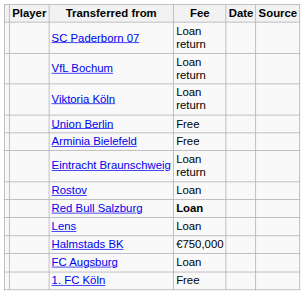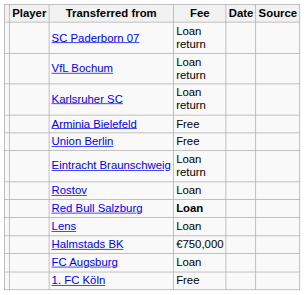+ row: (87, 99)
- row: (83, 99)
rows swapped: (82, 123) <-> (94, 141)
